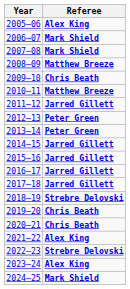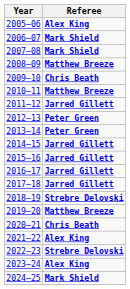(72, 211) Chris Beath -> (79, 211) Matthew Breeze
